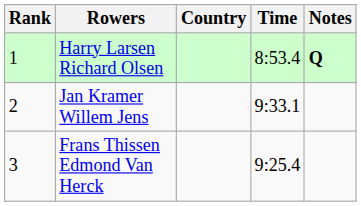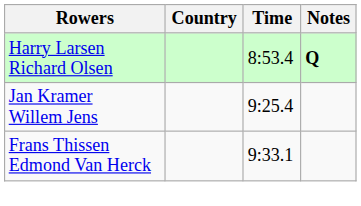- column: (30, 18)
(277, 106) 9:33.1 -> (271, 106) 9:25.4
(277, 165) 9:25.4 -> (271, 155) 9:33.1
